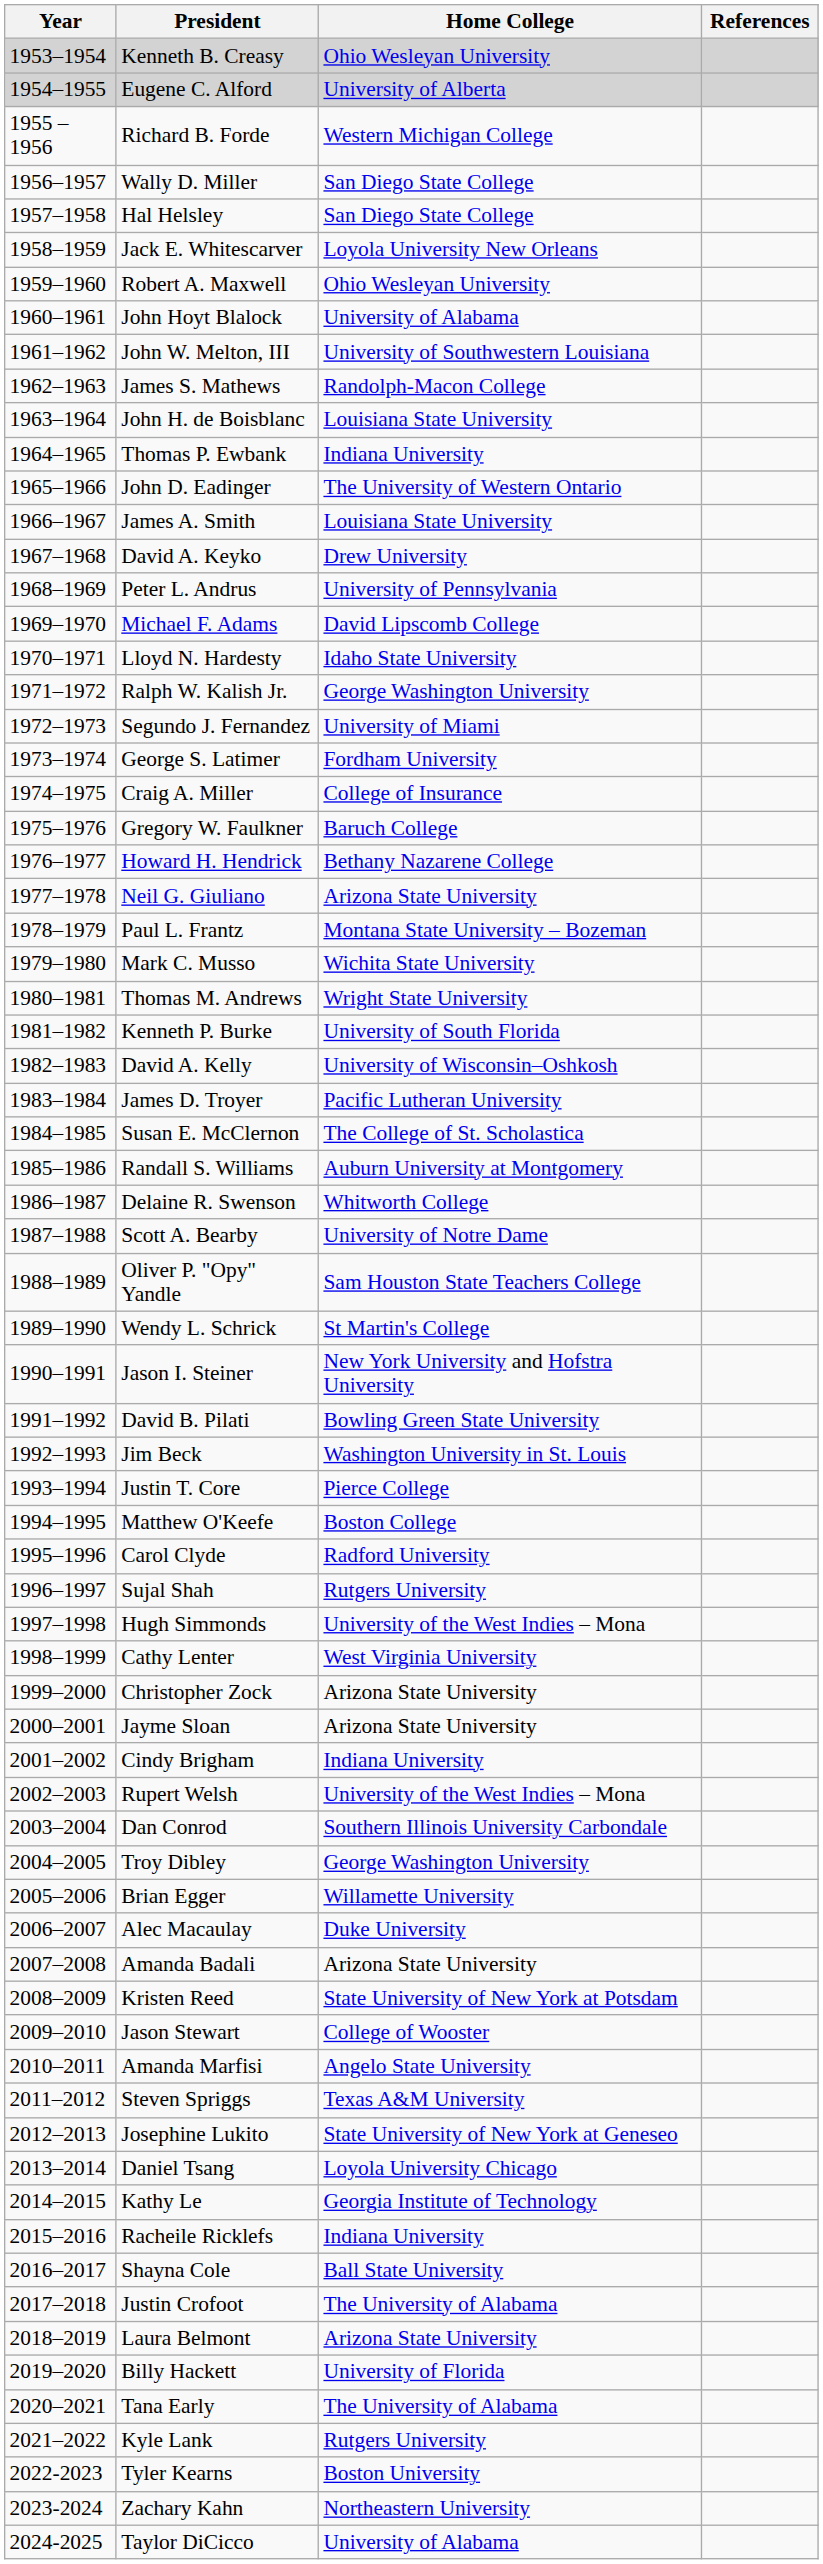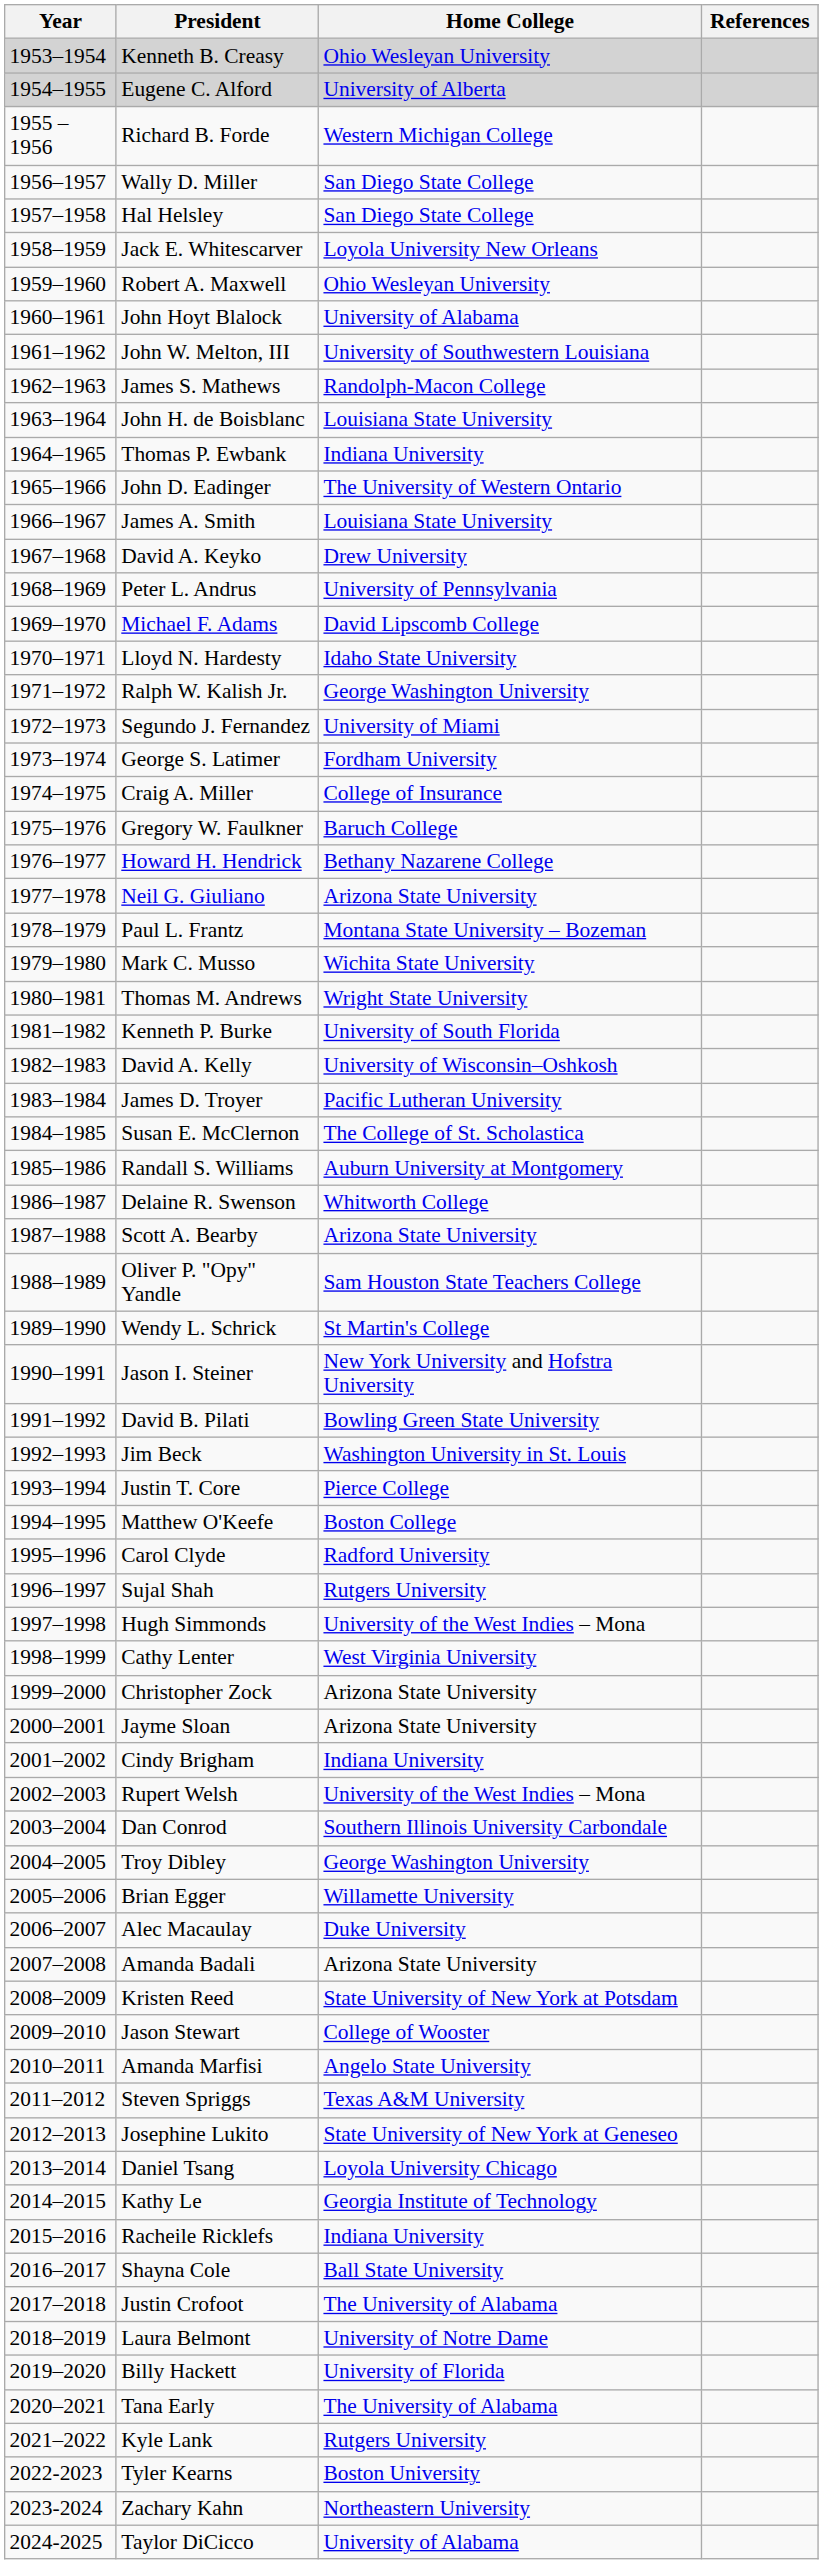(436, 1235) University of Notre Dame -> (430, 1235) Arizona State University
(430, 2338) Arizona State University -> (436, 2338) University of Notre Dame
